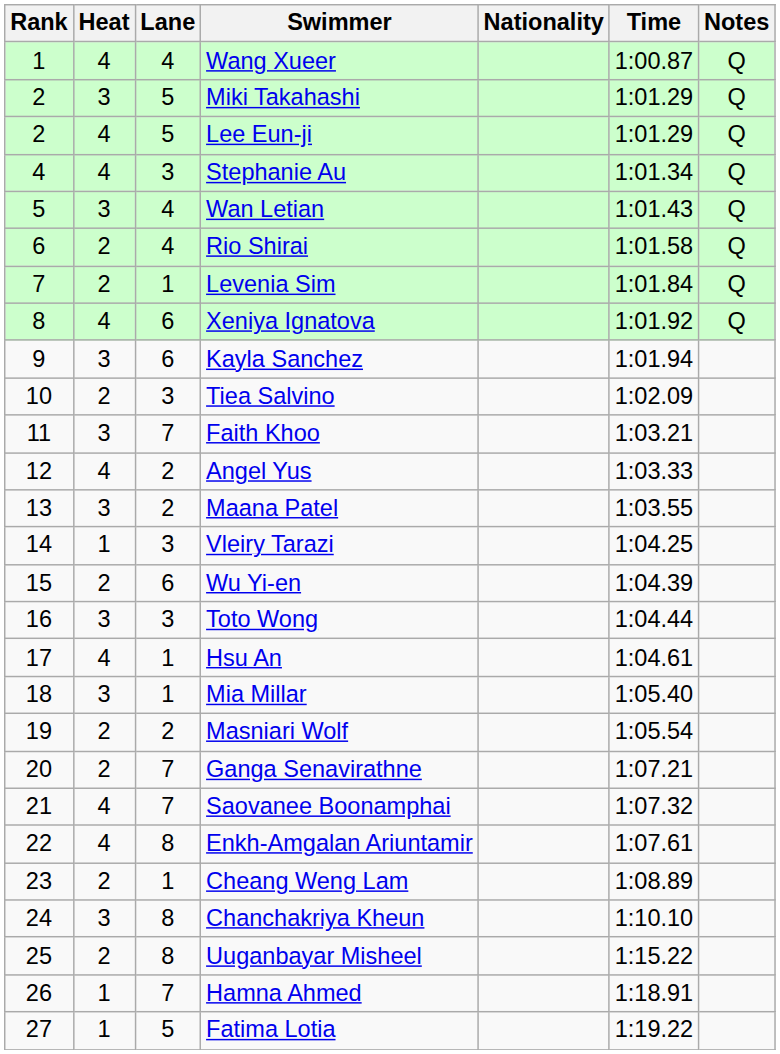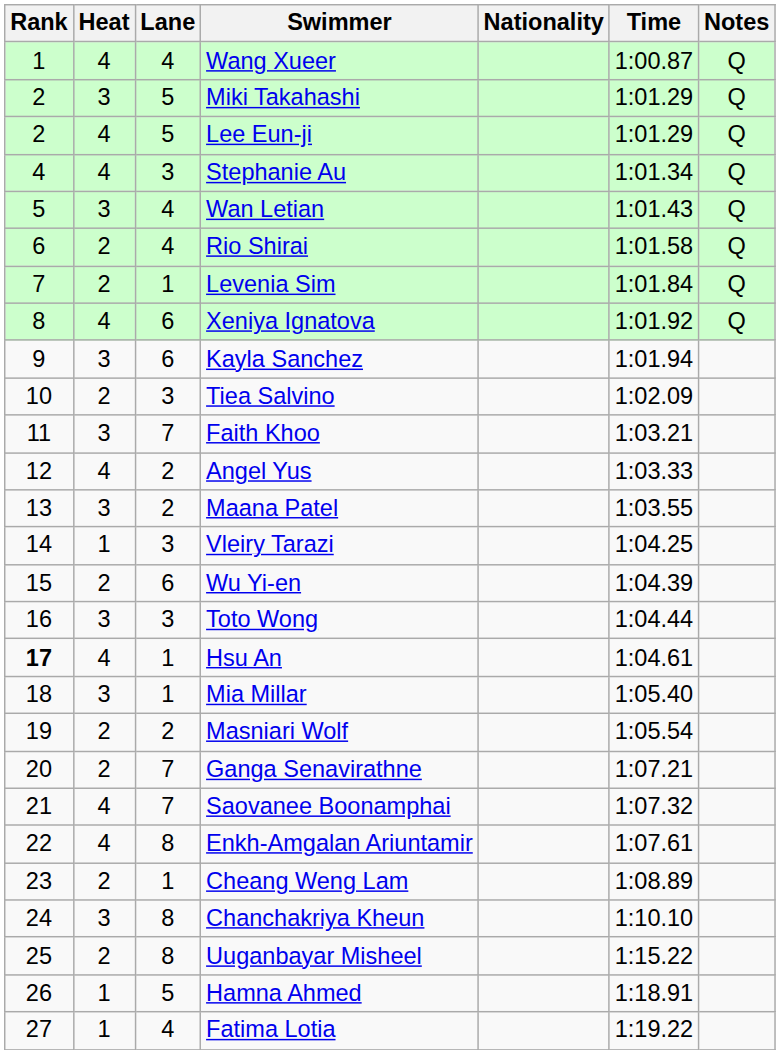(39, 657) normal -> (39, 657) bold
(168, 992) 7 -> (168, 992) 5
(168, 1030) 5 -> (168, 1030) 4
